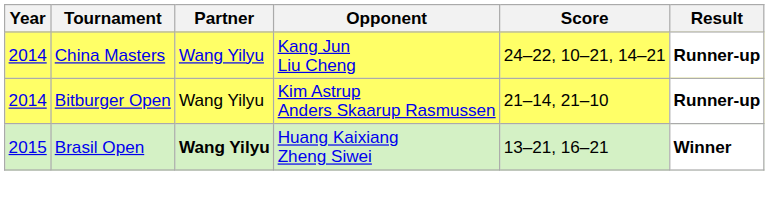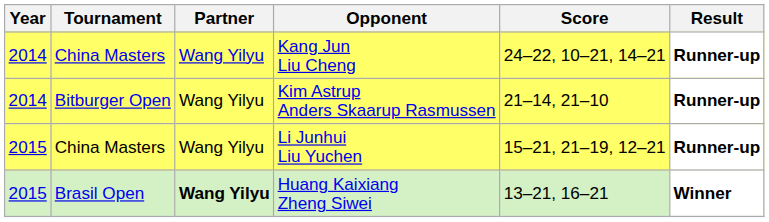+ row: (320, 147)
